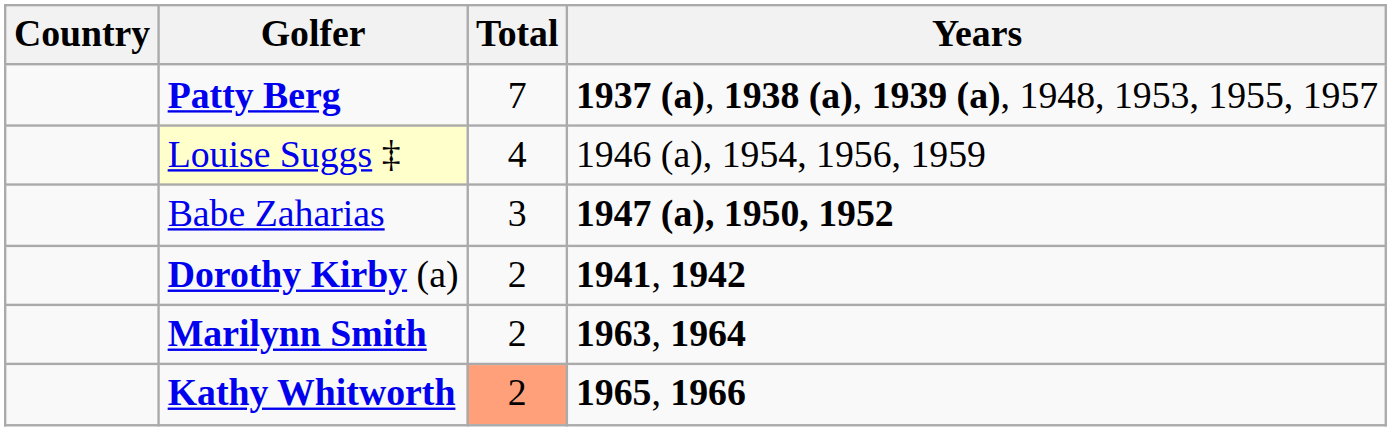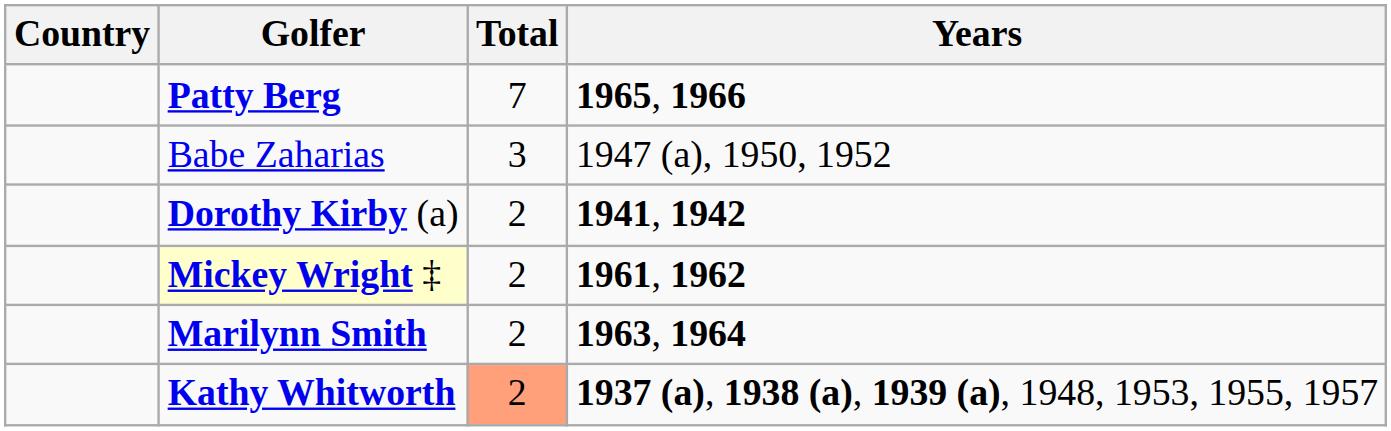(977, 94) 1937 (a), 1938 (a), 1939 (a), 1948, 1953, 1955, 1957 -> (661, 94) 1965, 1966
- row: (284, 154)
(735, 214) bold -> (734, 154) normal
+ row: (304, 273)
(661, 393) 1965, 1966 -> (977, 393) 1937 (a), 1938 (a), 1939 (a), 1948, 1953, 1955, 1957
